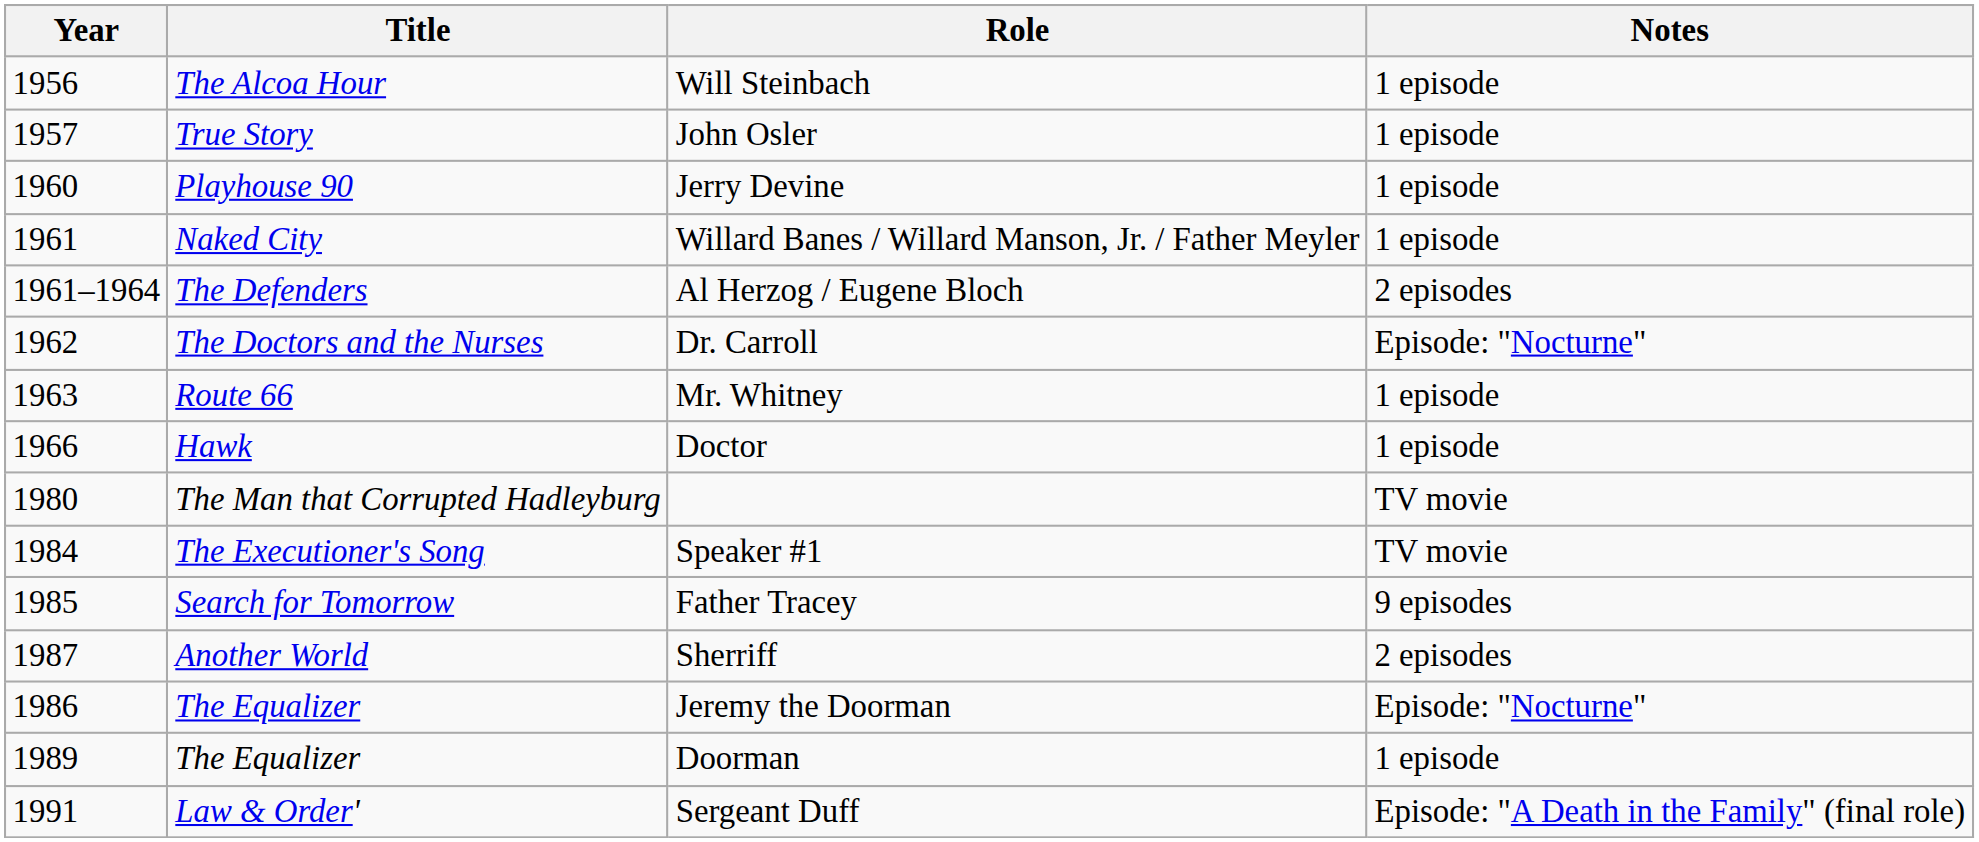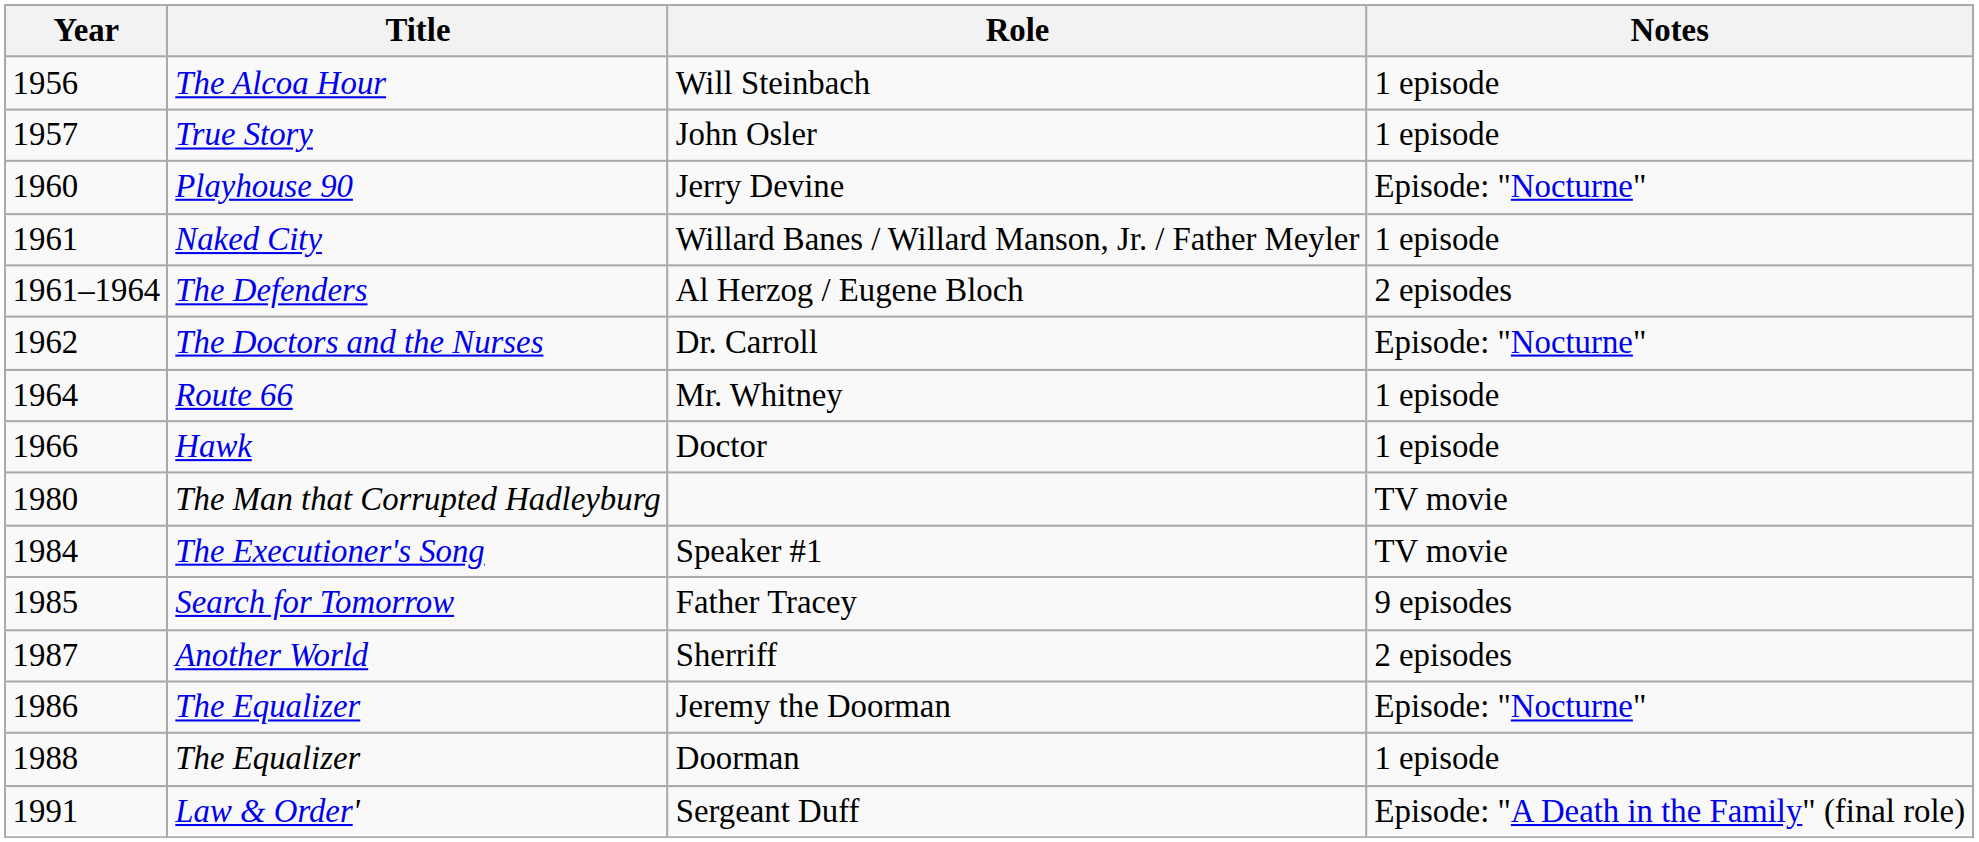(1437, 186) 1 episode -> (1510, 186) Episode: "Nocturne"
(45, 394) 1963 -> (45, 394) 1964
(45, 758) 1989 -> (45, 758) 1988
